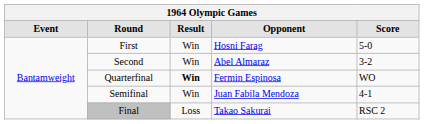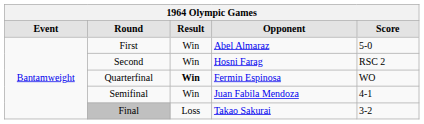(238, 45) Hosni Farag -> (242, 45) Abel Almaraz
(242, 61) Abel Almaraz -> (238, 61) Hosni Farag
(366, 61) 3-2 -> (372, 61) RSC 2
(372, 110) RSC 2 -> (366, 110) 3-2
